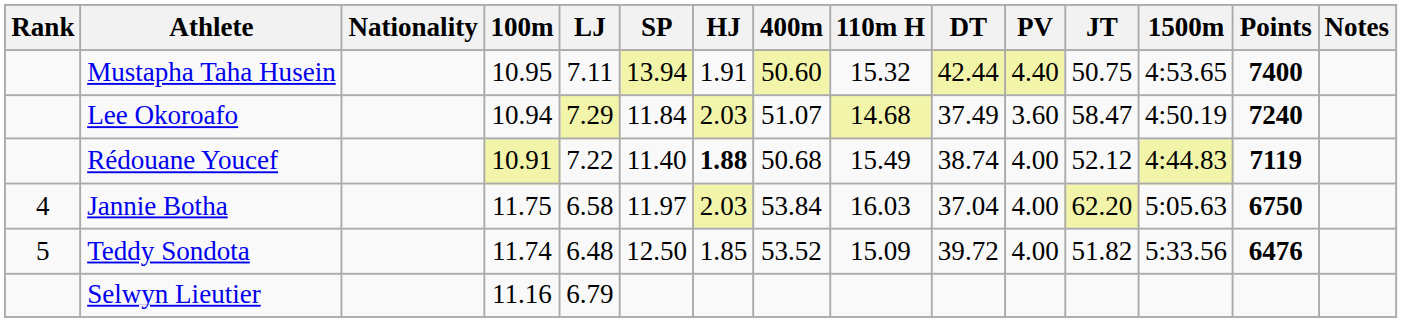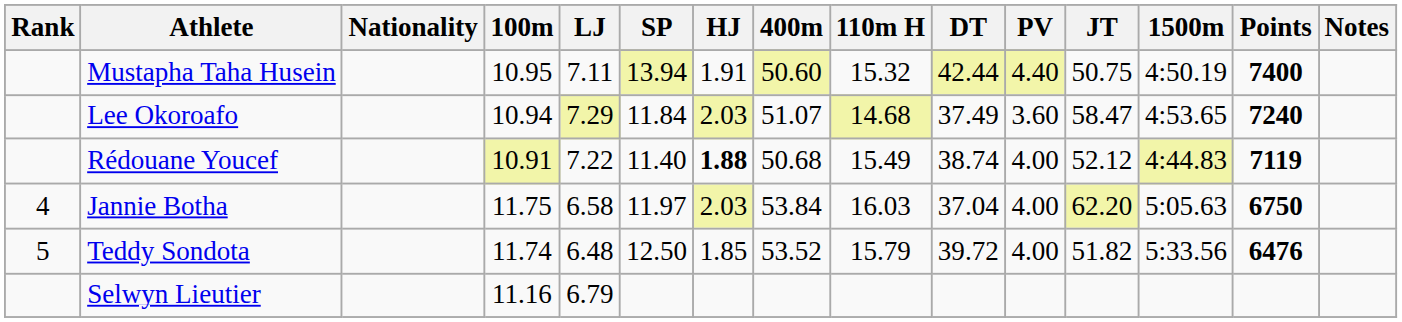(1186, 71) 4:53.65 -> (1186, 71) 4:50.19
(1186, 116) 4:50.19 -> (1186, 116) 4:53.65
(880, 250) 15.09 -> (880, 250) 15.79
